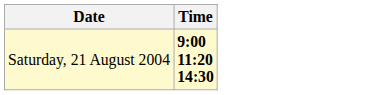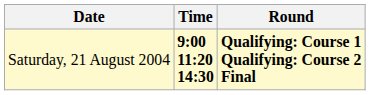+ column: (291, 16)
